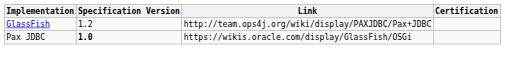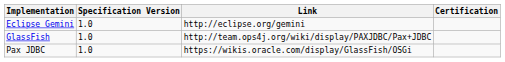+ row: (40, 24)
(85, 24) 1.2 -> (85, 37) 1.0
(85, 37) bold -> (85, 50) normal
